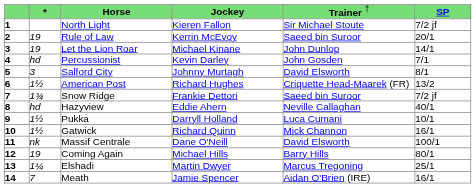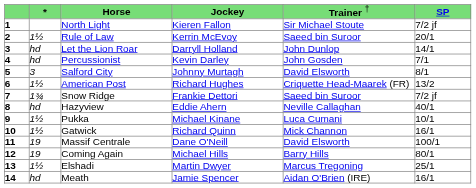(35, 36) 19 -> (36, 36) 1½
(35, 48) 19 -> (35, 48) hd
(206, 48) Michael Kinane -> (205, 48) Darryll Holland
(205, 118) Darryll Holland -> (206, 118) Michael Kinane
(35, 142) nk -> (35, 142) 19
(36, 165) 1¼ -> (36, 165) 1½
(32, 177) 7 -> (35, 177) hd
